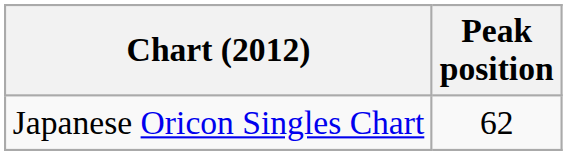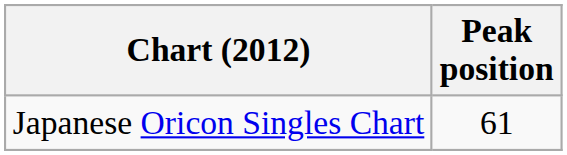(497, 122) 62 -> (497, 122) 61
